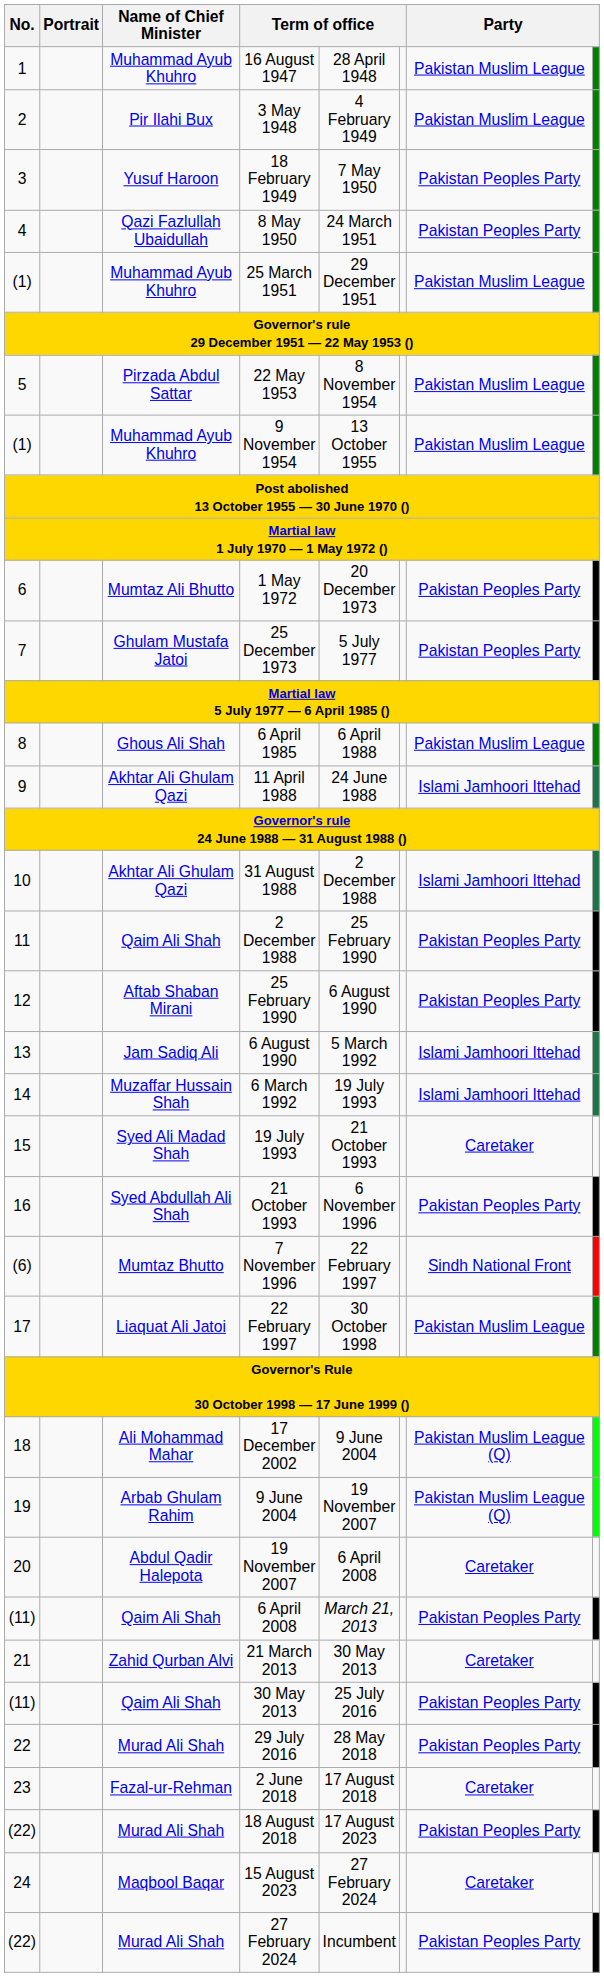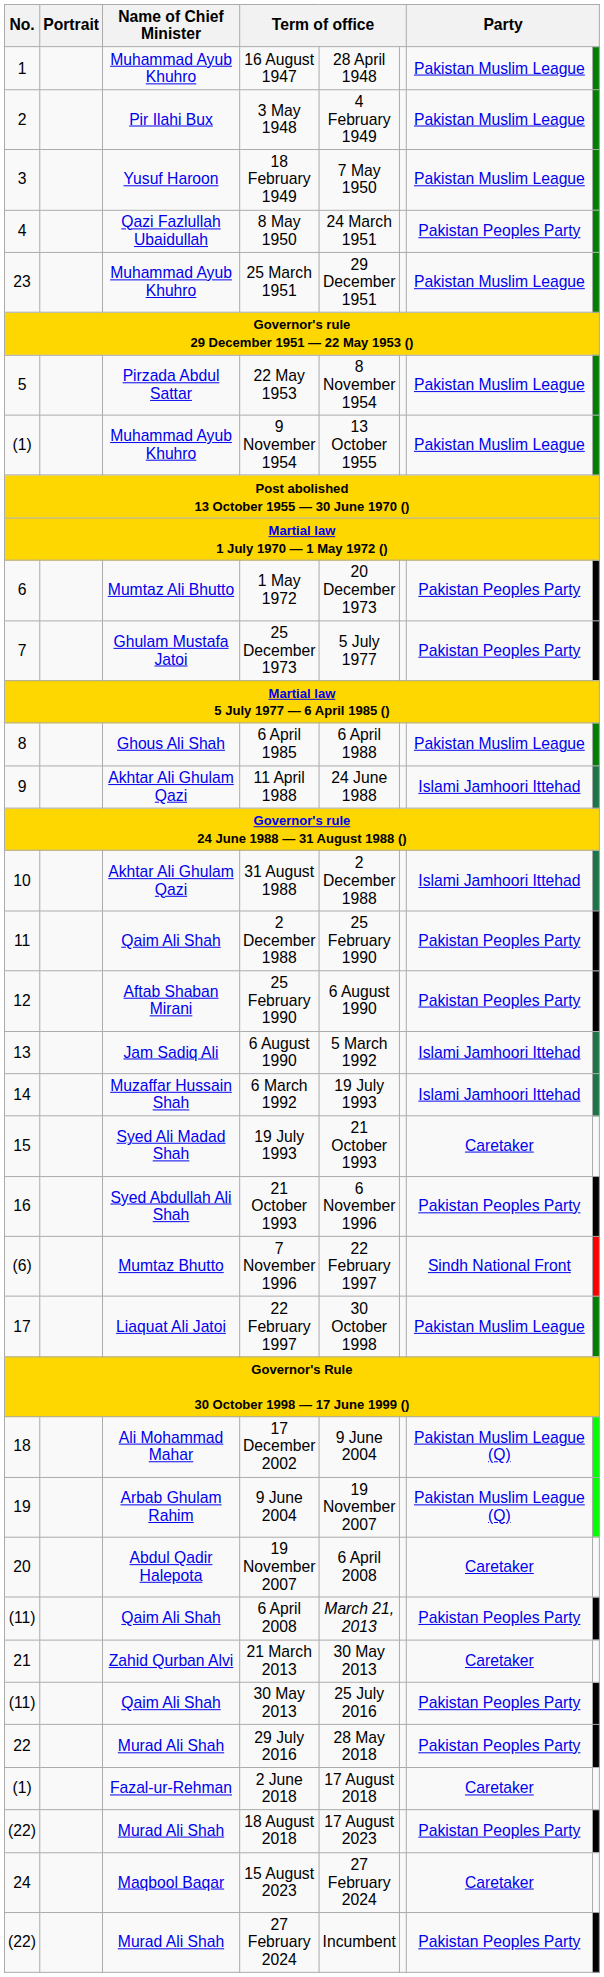(499, 179) Pakistan Peoples Party -> (499, 179) Pakistan Muslim League
(22, 282) (1) -> (22, 282) 23
(22, 1788) 23 -> (22, 1788) (1)
